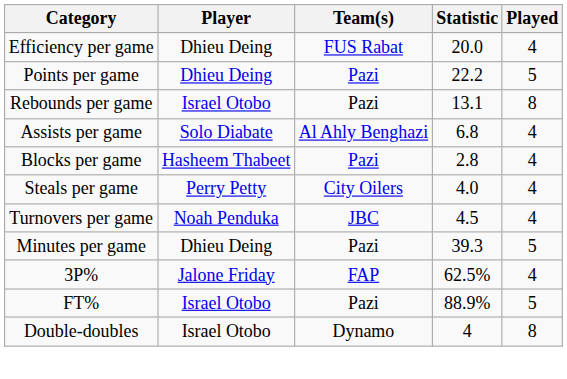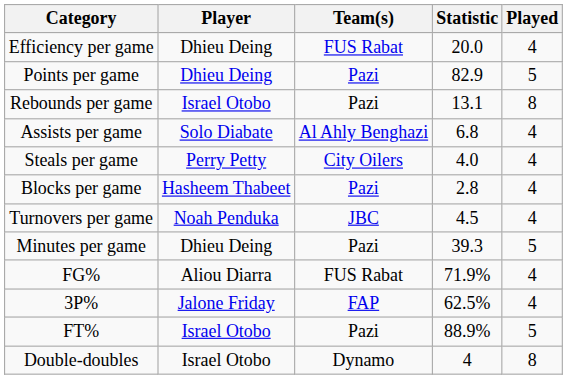(467, 75) 22.2 -> (467, 75) 82.9
rows swapped: (81, 189) <-> (81, 160)
+ row: (81, 274)
